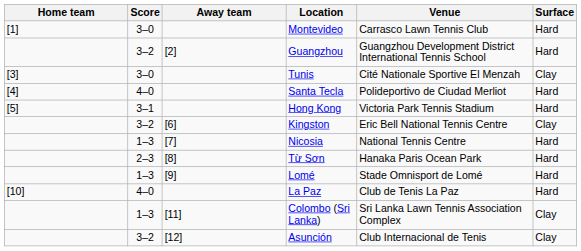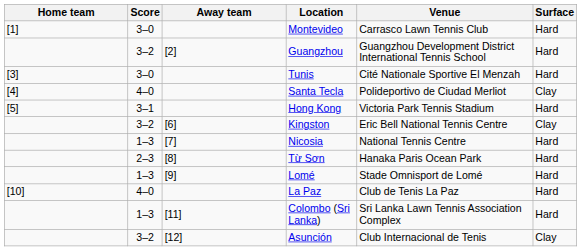(546, 74) Clay -> (547, 74) Hard
(547, 91) Hard -> (546, 91) Clay
(546, 214) Clay -> (547, 214) Hard
